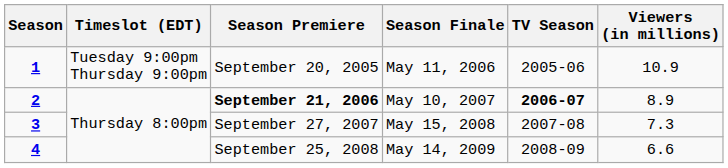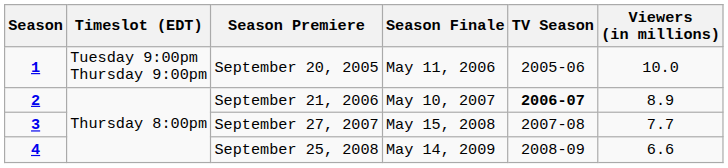(661, 67) 10.9 -> (661, 67) 10.0
(297, 100) bold -> (297, 100) normal
(661, 125) 7.3 -> (661, 125) 7.7
